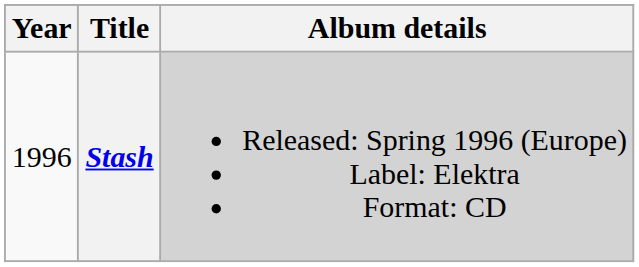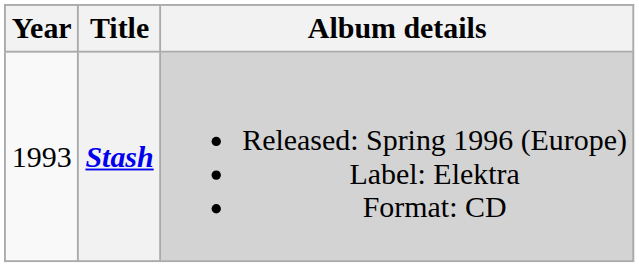(42, 156) 1996 -> (42, 156) 1993
